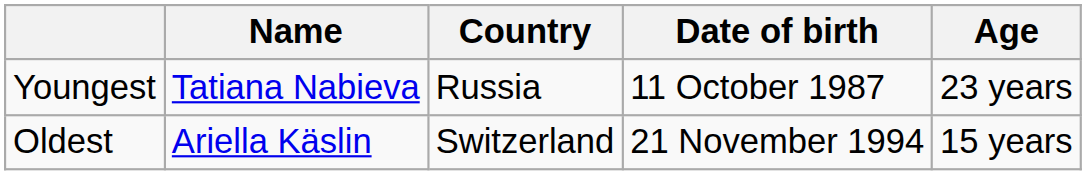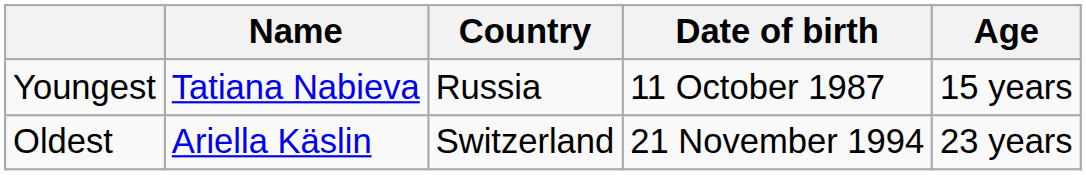(1006, 86) 23 years -> (1006, 86) 15 years
(1006, 141) 15 years -> (1006, 141) 23 years
